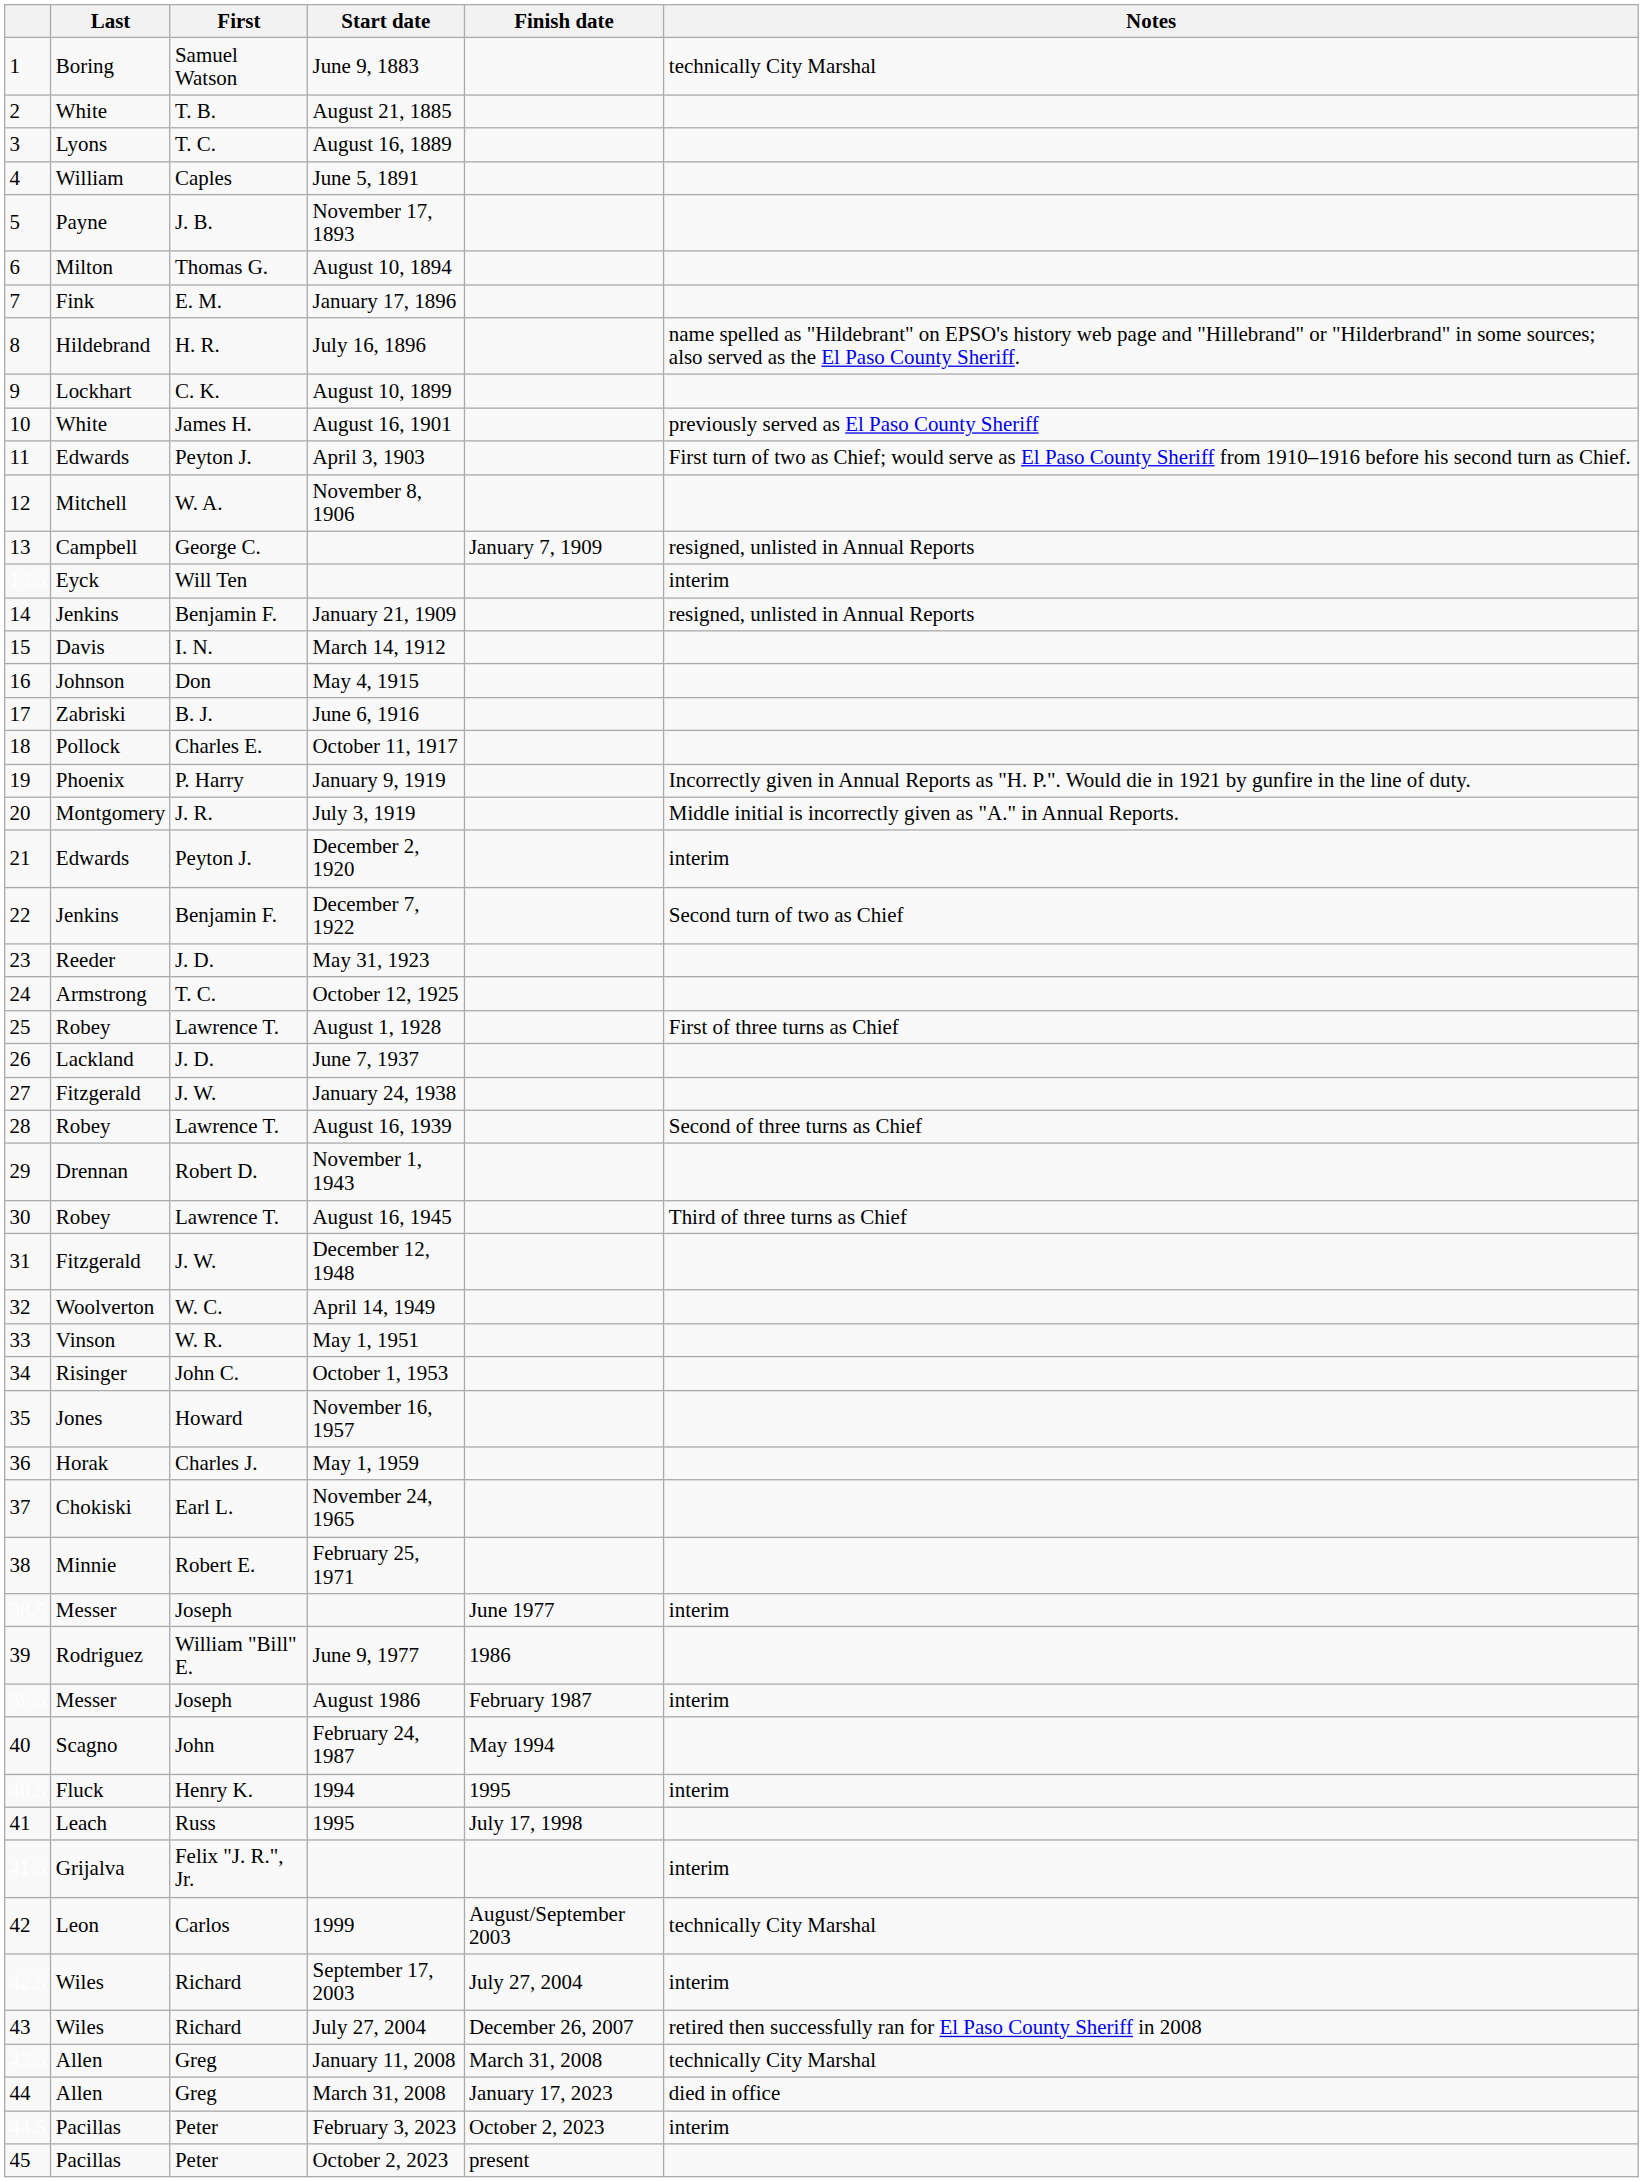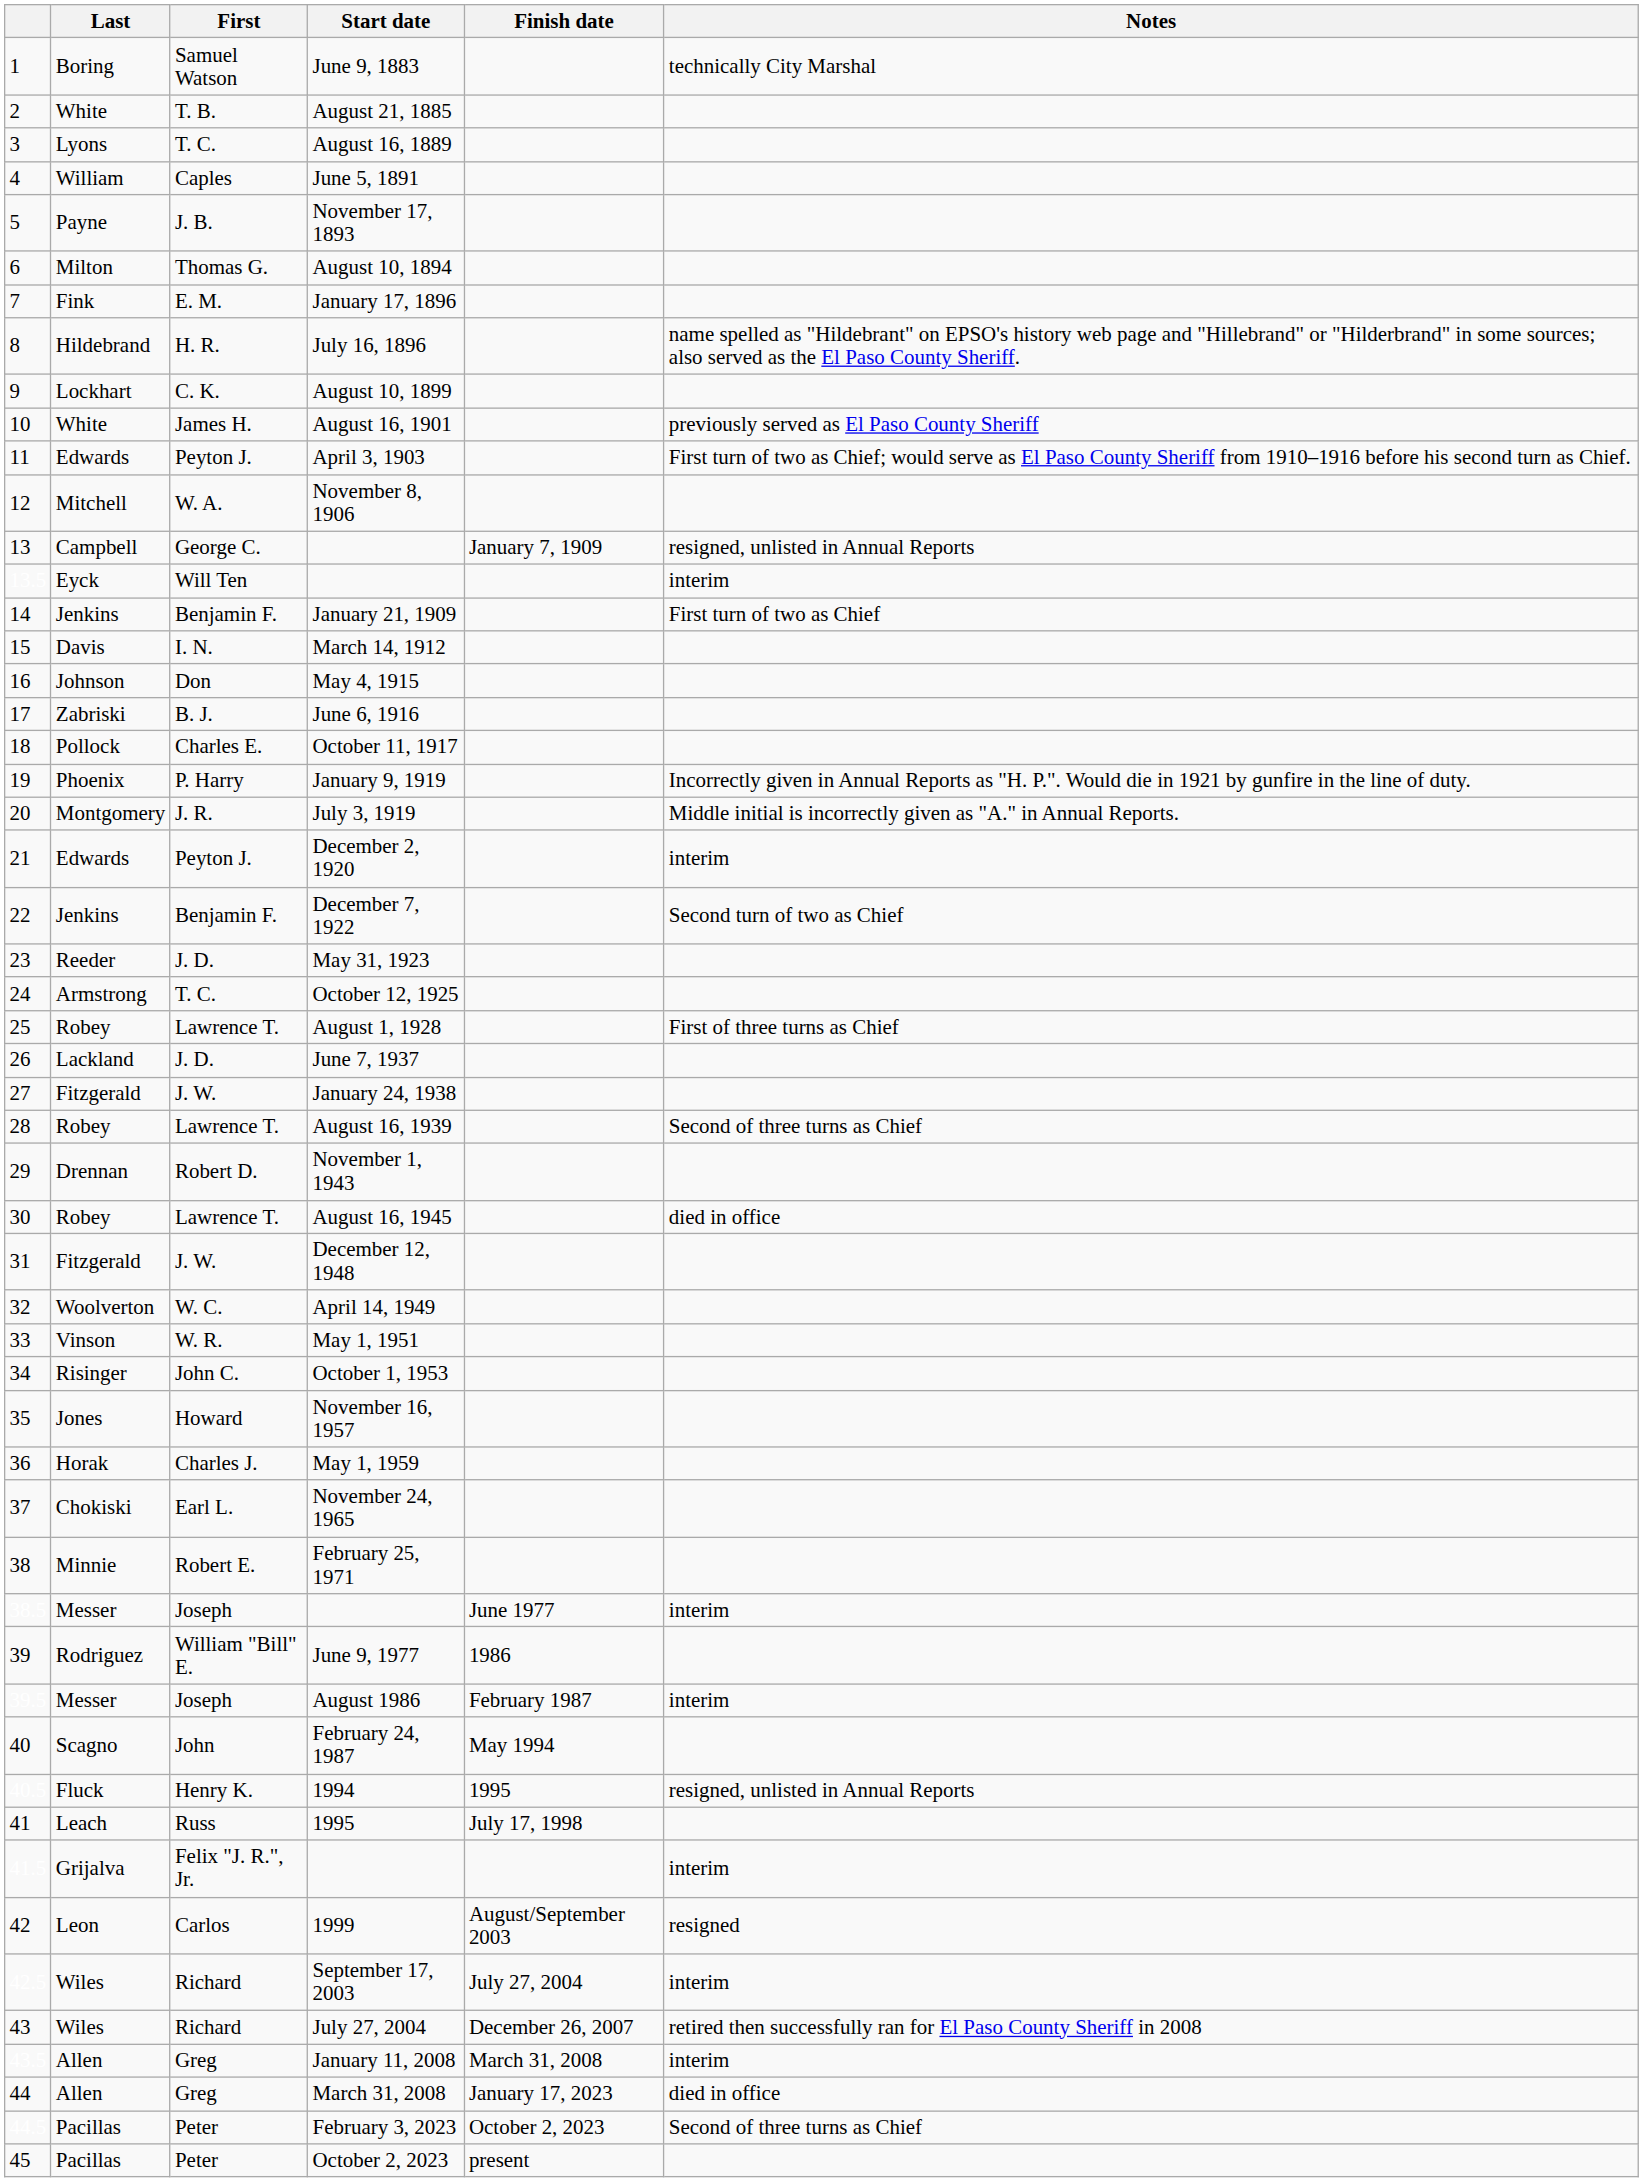(822, 614) resigned, unlisted in Annual Reports -> (774, 614) First turn of two as Chief
(788, 1216) Third of three turns as Chief -> (725, 1216) died in office
(699, 1790) interim -> (822, 1790) resigned, unlisted in Annual Reports
(772, 1925) technically City Marshal -> (704, 1925) resigned
(772, 2060) technically City Marshal -> (699, 2060) interim
(699, 2126) interim -> (795, 2126) Second of three turns as Chief
